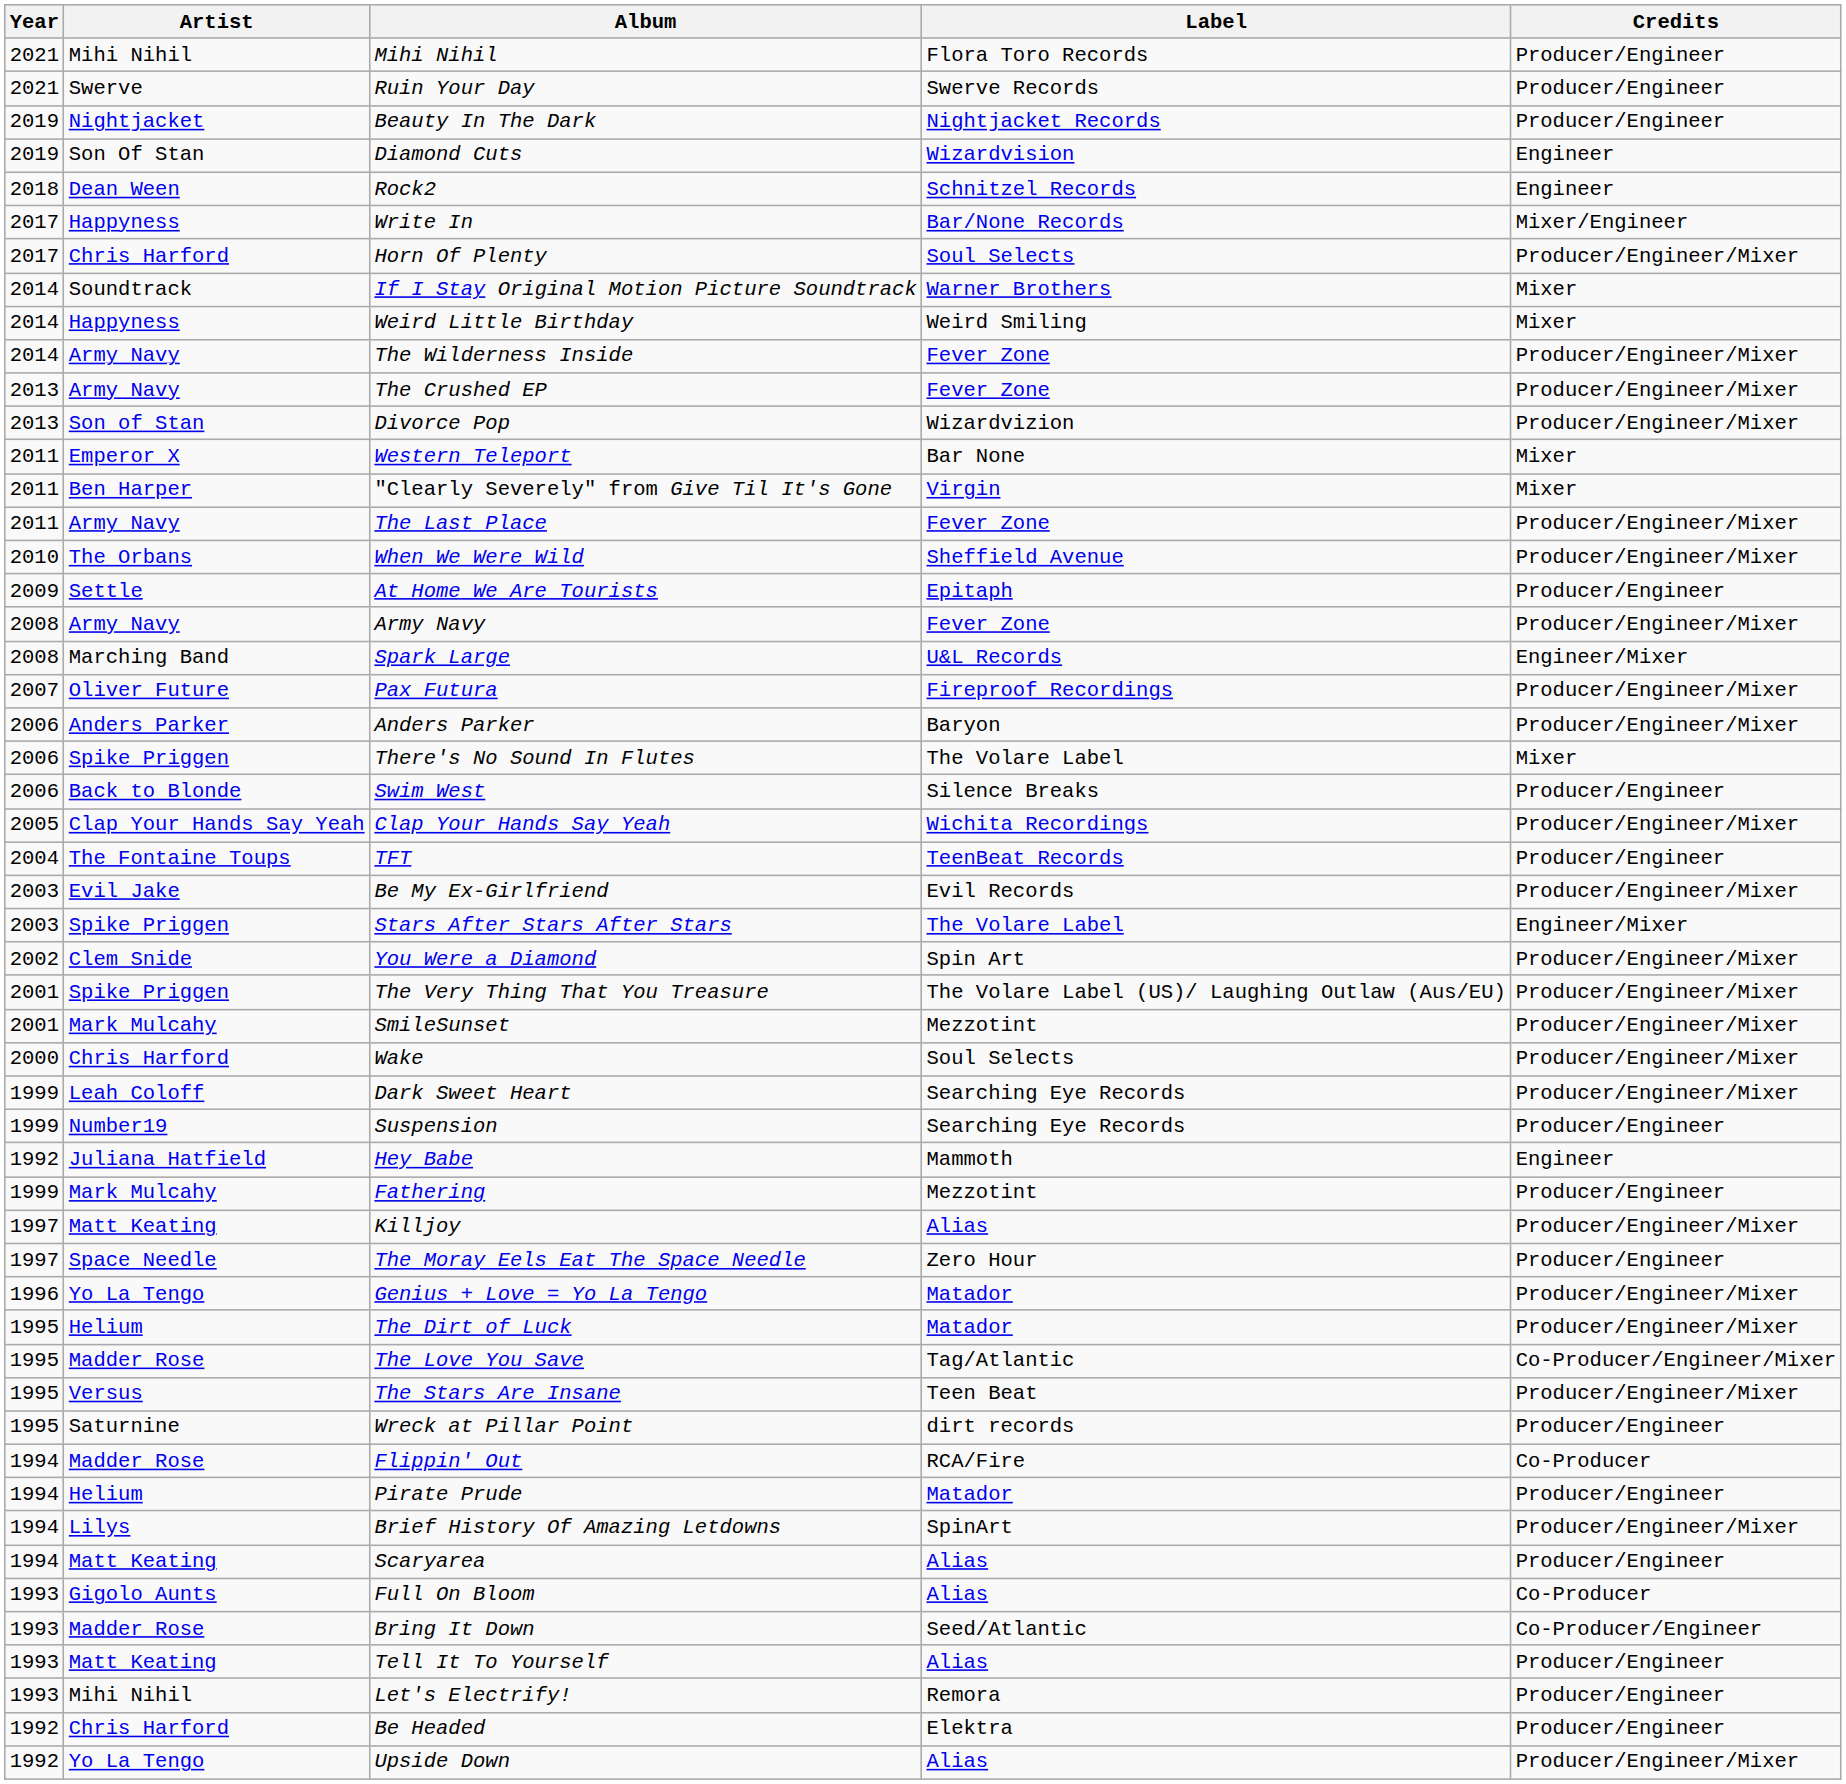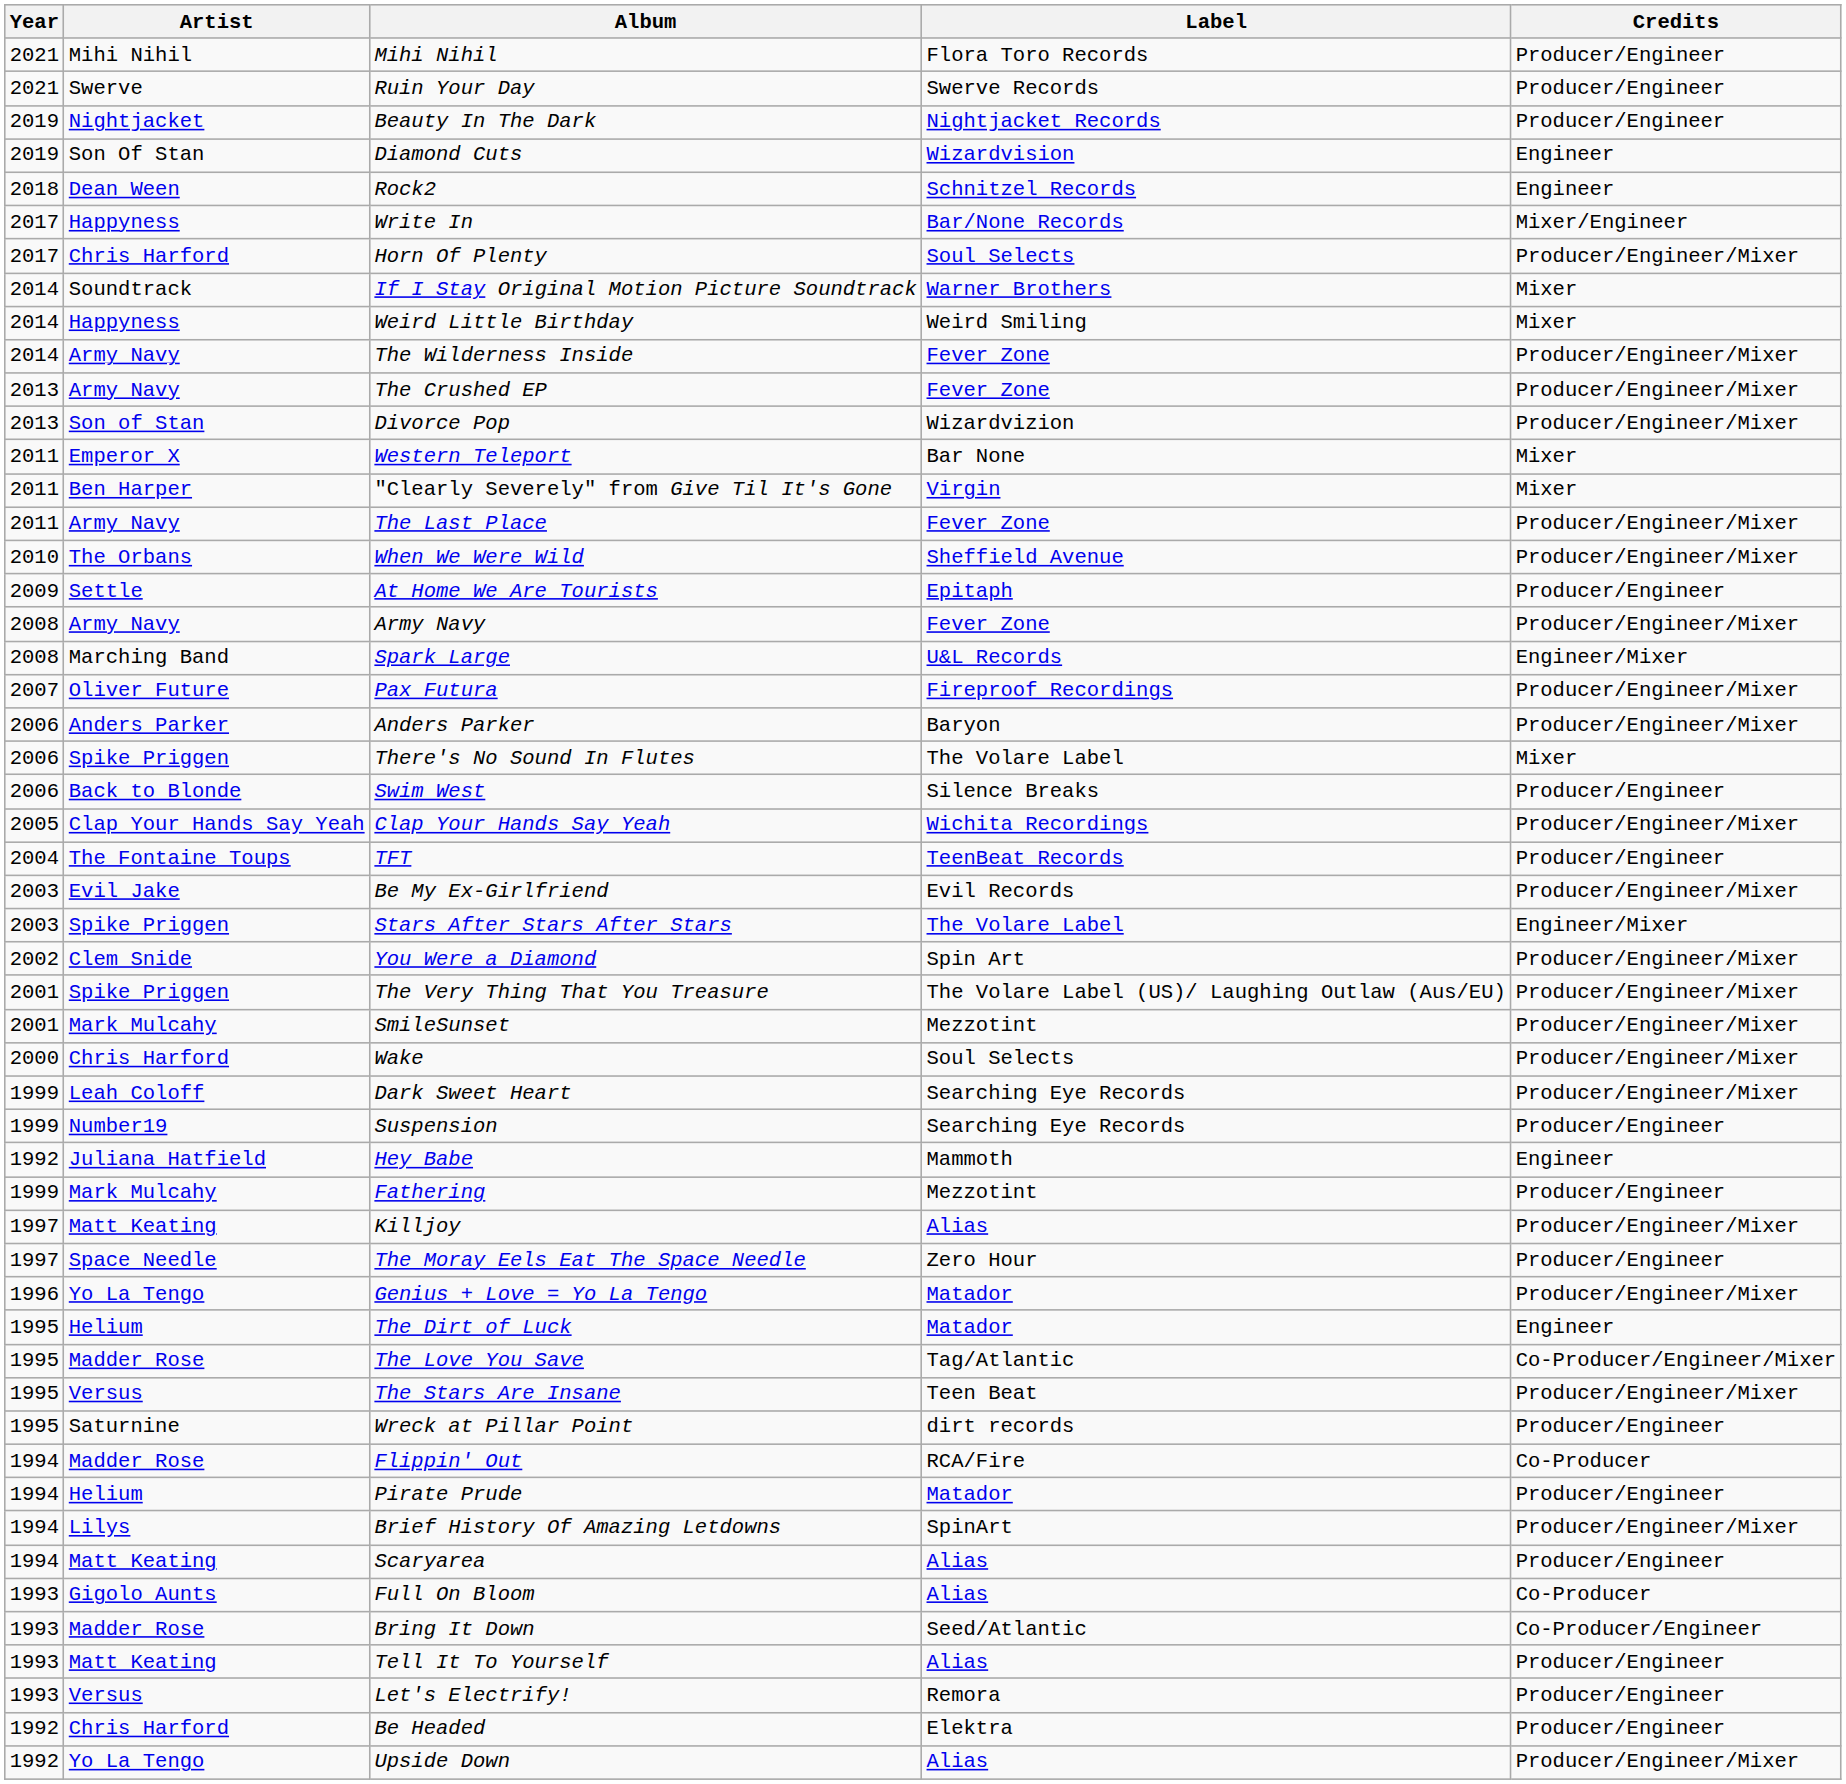(1657, 1327) Producer/Engineer/Mixer -> (1565, 1327) Engineer
(130, 1695) Mihi Nihil -> (106, 1695) Versus
